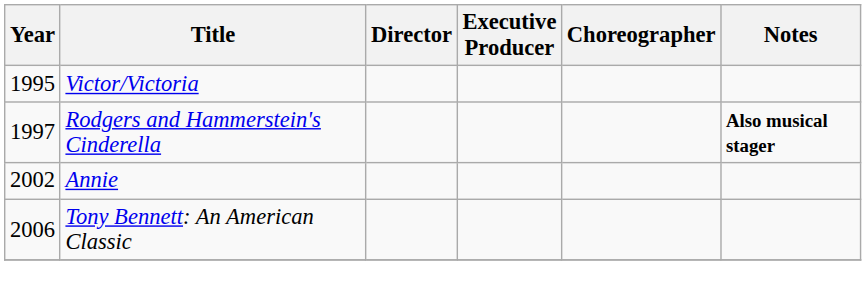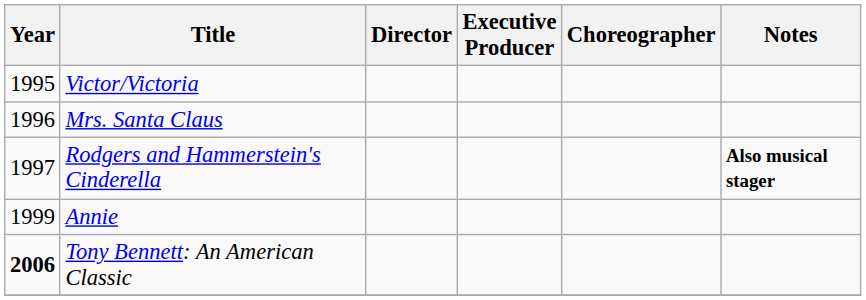+ row: (144, 119)
(32, 180) 2002 -> (32, 216) 1999
(32, 228) normal -> (32, 264) bold
